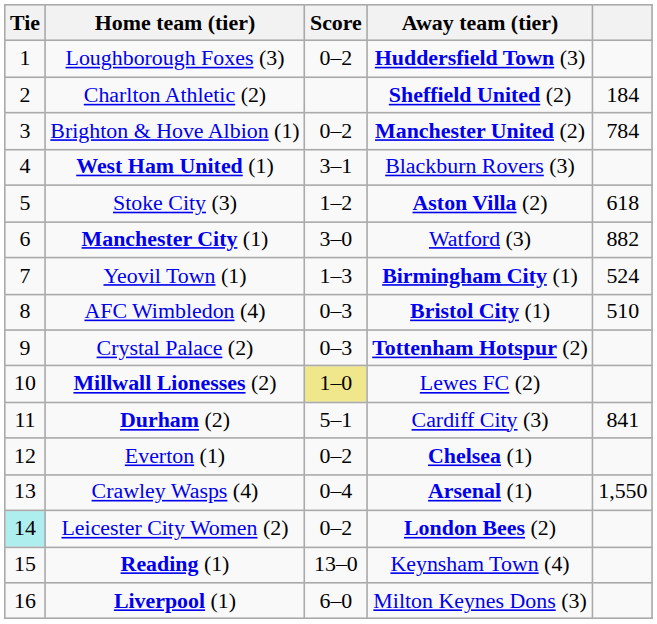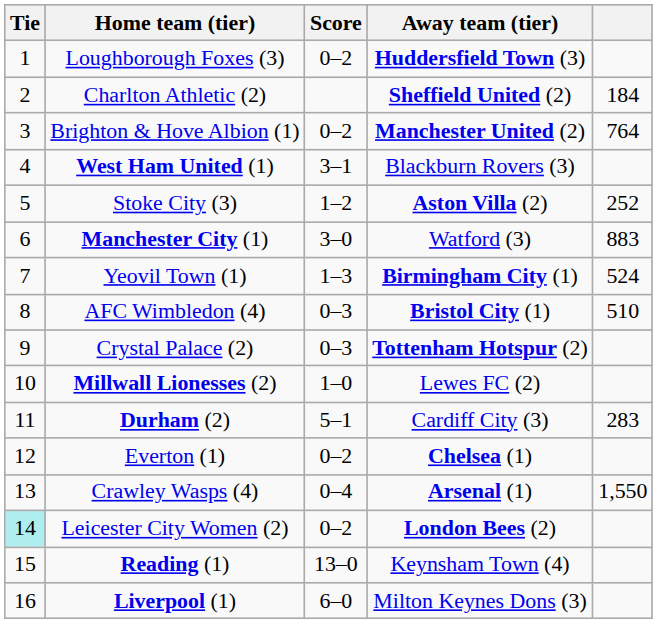(623, 130) 784 -> (623, 130) 764
(623, 202) 618 -> (623, 202) 252
(623, 238) 882 -> (623, 238) 883
(336, 383) khaki background -> (336, 383) no background
(623, 419) 841 -> (623, 419) 283
